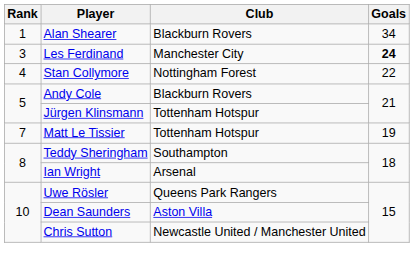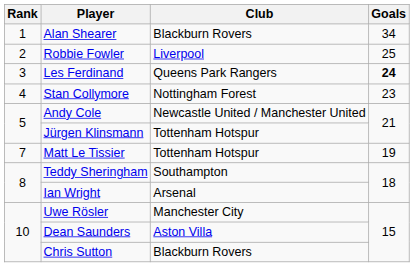+ row: (84, 53)
(198, 53) Manchester City -> (215, 73) Queens Park Rangers
(389, 73) 22 -> (389, 93) 23
(203, 93) Blackburn Rovers -> (259, 113) Newcastle United / Manchester United
(215, 192) Queens Park Rangers -> (198, 212) Manchester City
(259, 232) Newcastle United / Manchester United -> (203, 251) Blackburn Rovers
